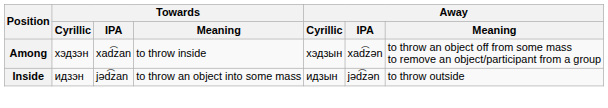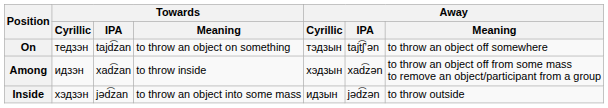+ row: (28, 47)
(72, 53) хэдзэн -> (69, 71) идзэн
(69, 77) идзэн -> (72, 94) хэдзэн
